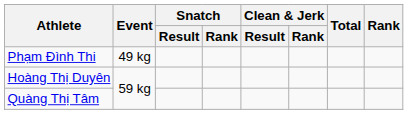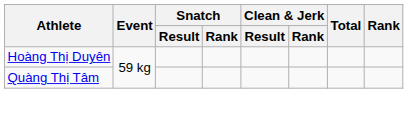- row: (52, 57)
